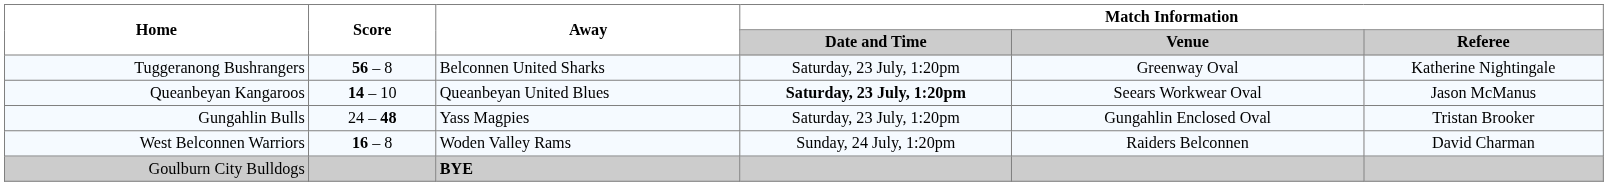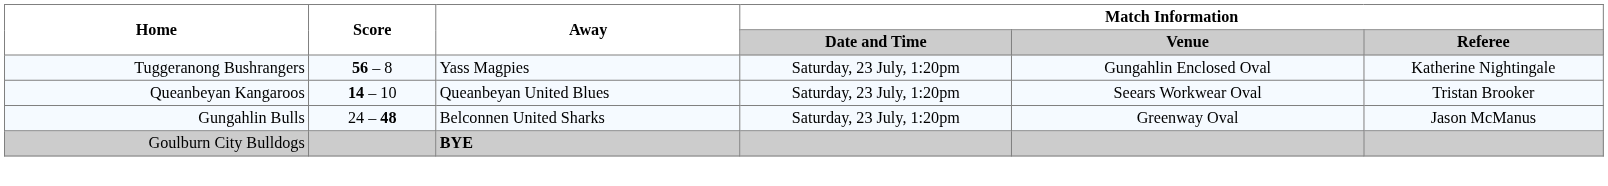(522, 67) Belconnen United Sharks -> (484, 67) Yass Magpies
(1188, 67) Greenway Oval -> (1188, 67) Gungahlin Enclosed Oval
(876, 92) bold -> (876, 92) normal
(1483, 92) Jason McManus -> (1483, 92) Tristan Brooker
(484, 118) Yass Magpies -> (522, 118) Belconnen United Sharks
(1188, 118) Gungahlin Enclosed Oval -> (1188, 118) Greenway Oval
(1483, 118) Tristan Brooker -> (1483, 118) Jason McManus
- row: (222, 143)
